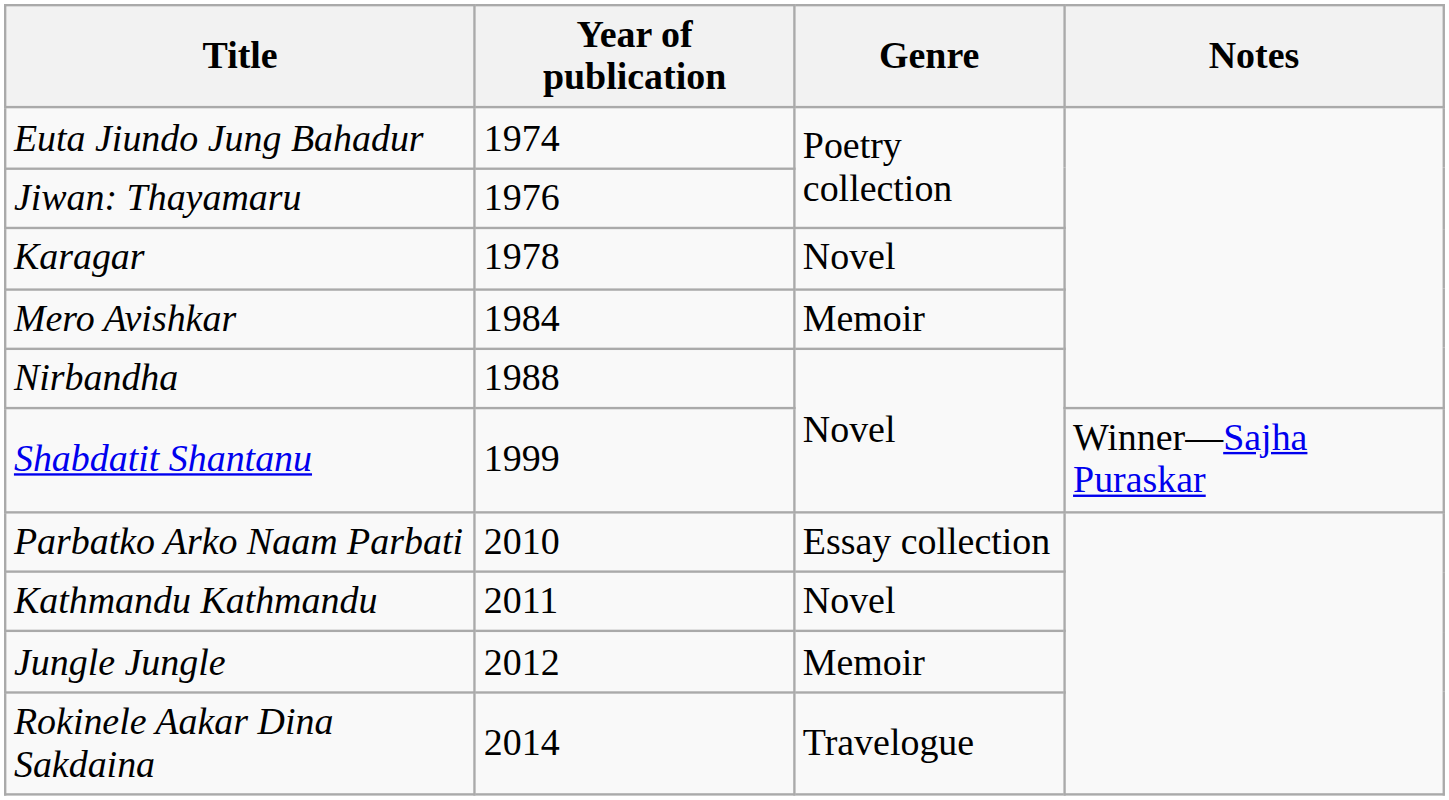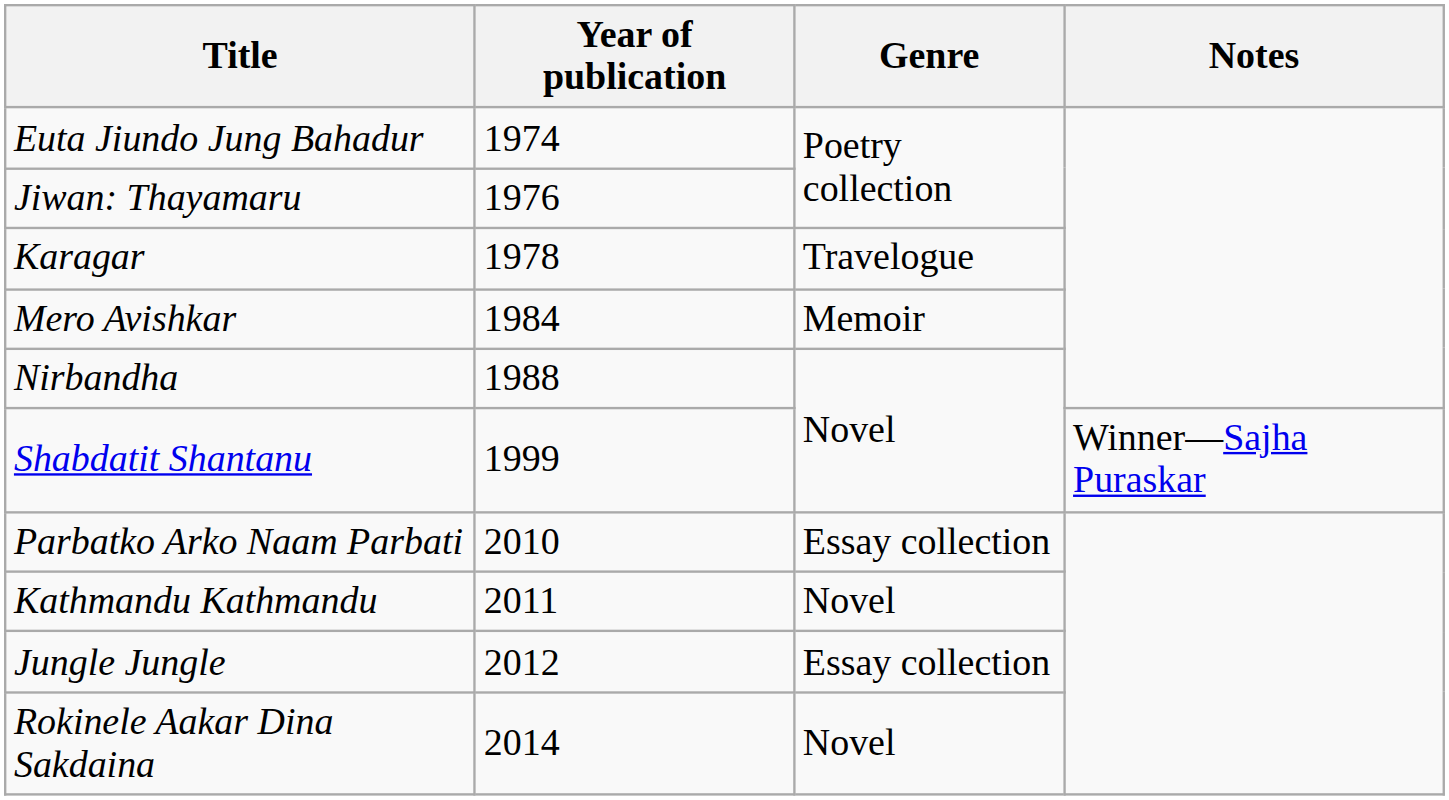(849, 257) Novel -> (888, 257) Travelogue
(864, 661) Memoir -> (927, 661) Essay collection
(888, 742) Travelogue -> (849, 742) Novel
